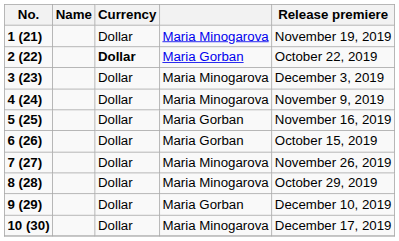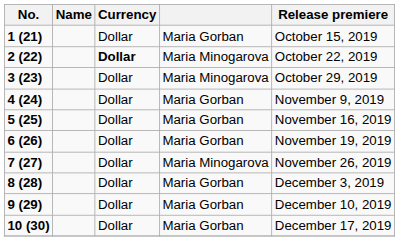(216, 36) Maria Minogarova -> (203, 36) Maria Gorban
(333, 36) November 19, 2019 -> (326, 36) October 15, 2019
(203, 57) Maria Gorban -> (216, 57) Maria Minogarova
(329, 78) December 3, 2019 -> (326, 78) October 29, 2019
(216, 99) Maria Minogarova -> (203, 99) Maria Gorban
(326, 141) October 15, 2019 -> (333, 141) November 19, 2019
(216, 183) Maria Minogarova -> (203, 183) Maria Gorban
(326, 183) October 29, 2019 -> (329, 183) December 3, 2019
(216, 225) Maria Minogarova -> (203, 225) Maria Gorban
